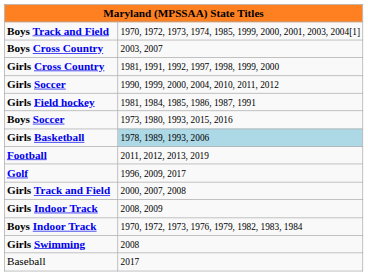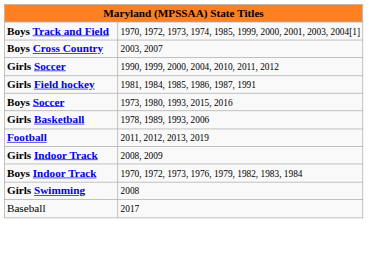- row: (56, 66)
(165, 138) lightblue background -> (165, 120) no background
- row: (18, 173)
- row: (59, 191)
